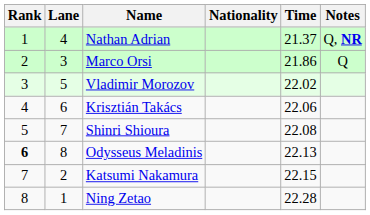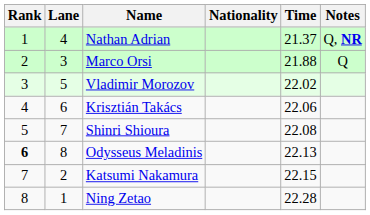(301, 61) 21.86 -> (301, 61) 21.88
